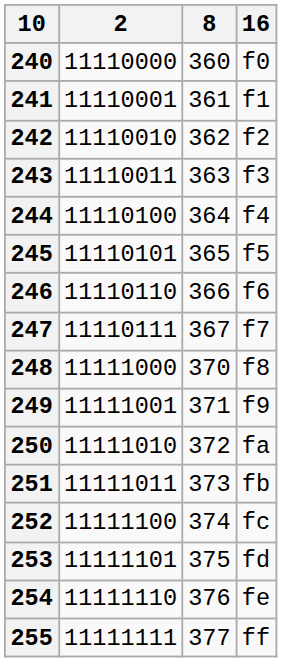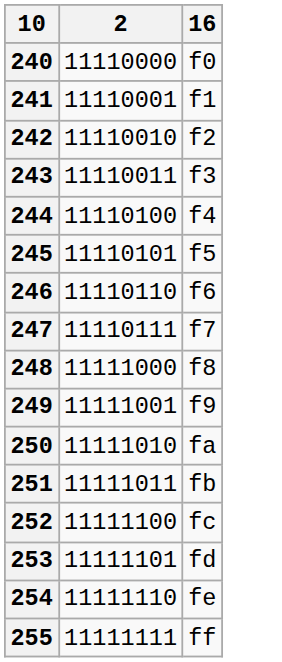- column: (209, 24)
